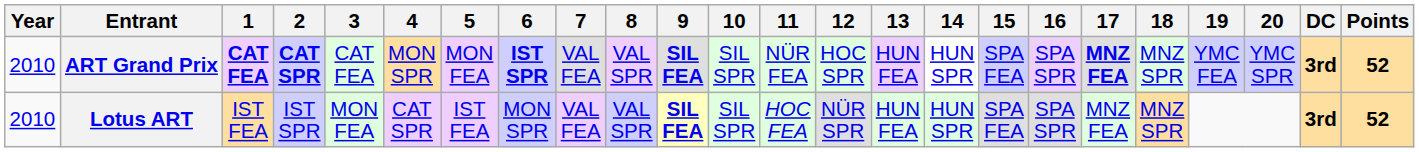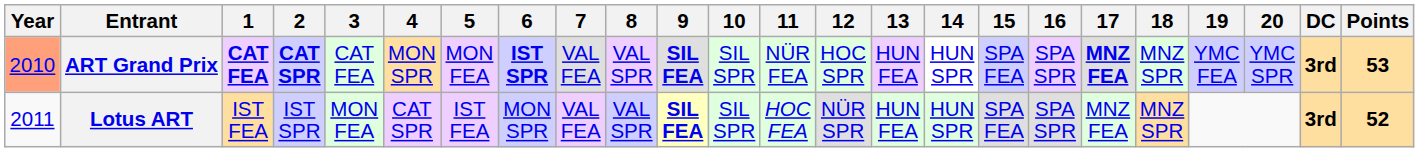(32, 64) no background -> (32, 64) lightsalmon background
(1378, 64) 52 -> (1378, 64) 53
(32, 119) 2010 -> (32, 119) 2011
